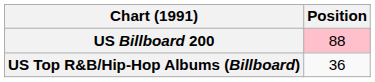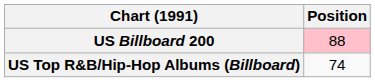(337, 64) 36 -> (337, 64) 74
